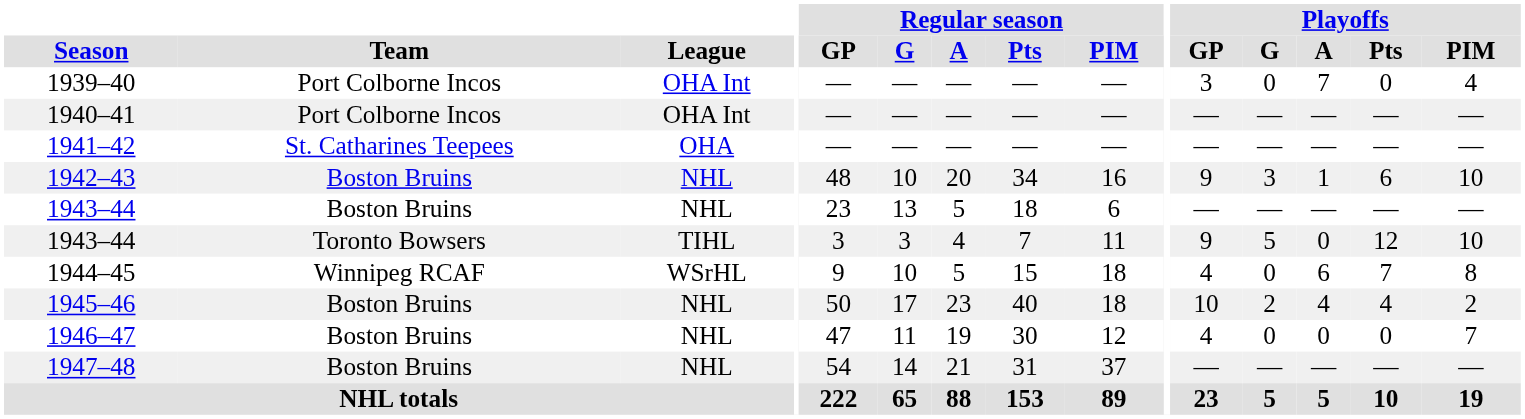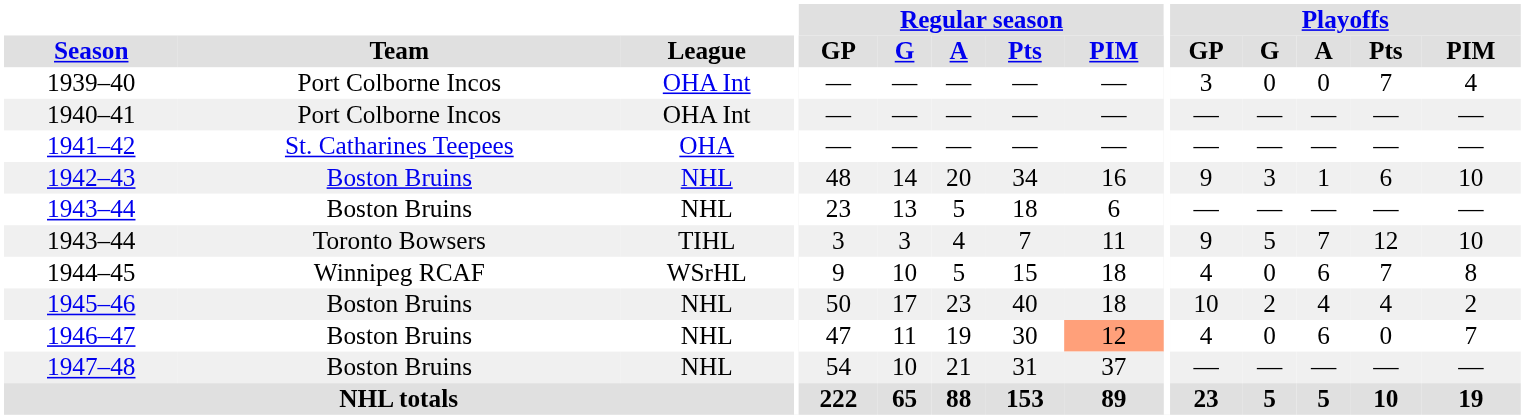(1324, 82) 7 -> (1324, 82) 0
(1386, 82) 0 -> (1386, 82) 7
(905, 177) 10 -> (905, 177) 14
(1324, 240) 0 -> (1324, 240) 7
(1114, 335) no background -> (1114, 335) lightsalmon background
(1324, 335) 0 -> (1324, 335) 6
(905, 367) 14 -> (905, 367) 10
